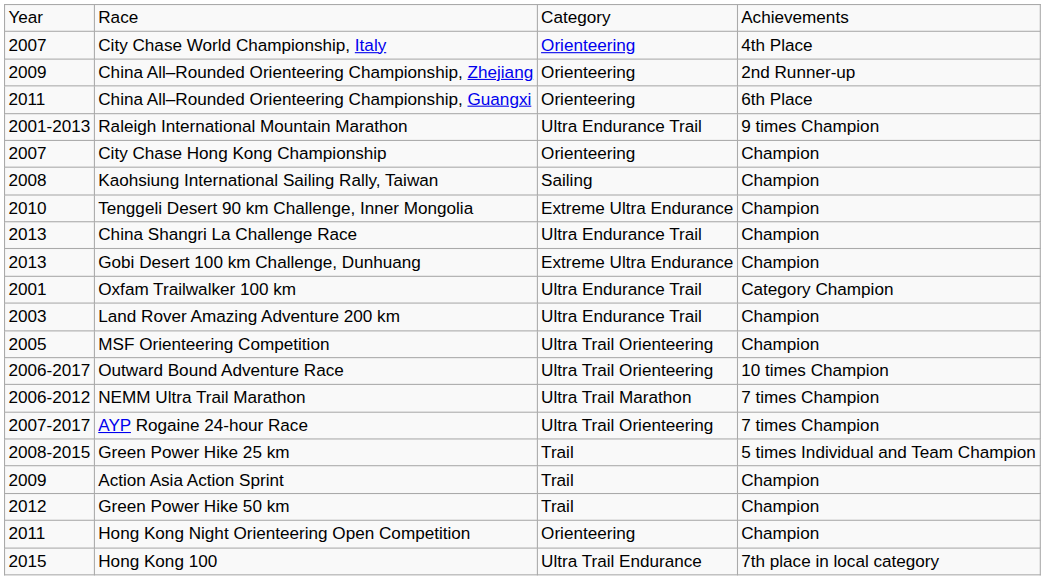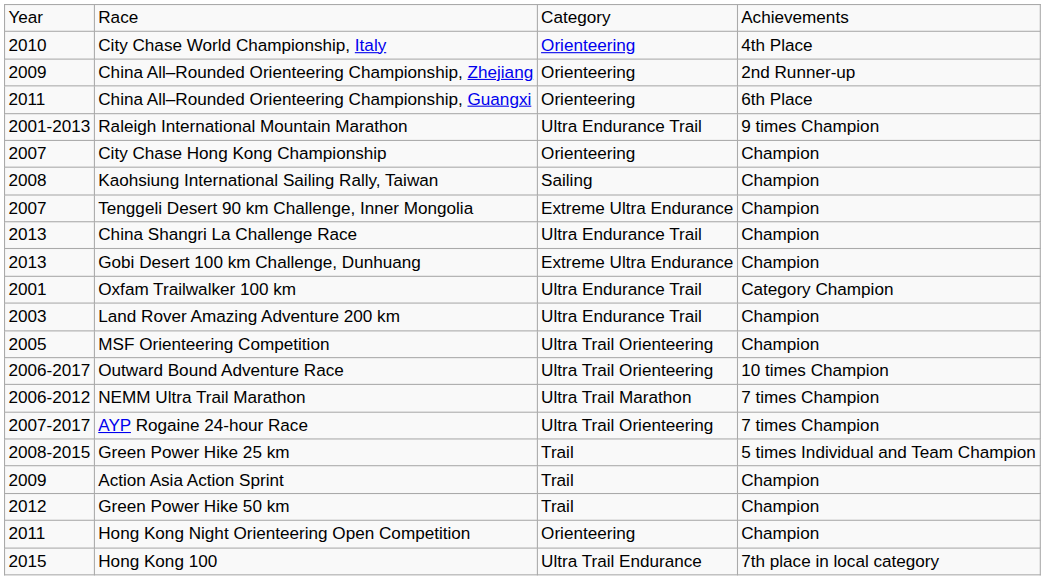(28, 45) 2007 -> (28, 45) 2010
(28, 208) 2010 -> (28, 208) 2007
